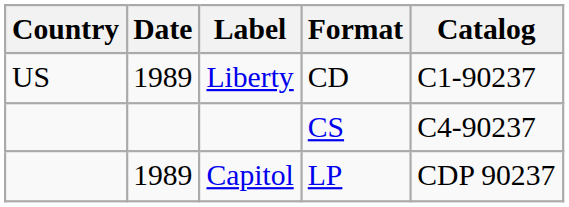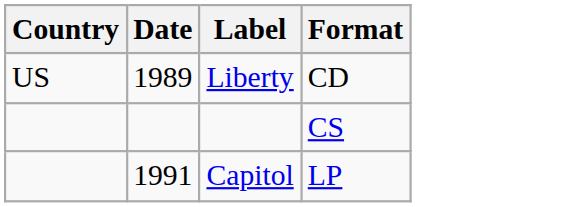- column: (486, 28)
(163, 175) 1989 -> (163, 175) 1991
